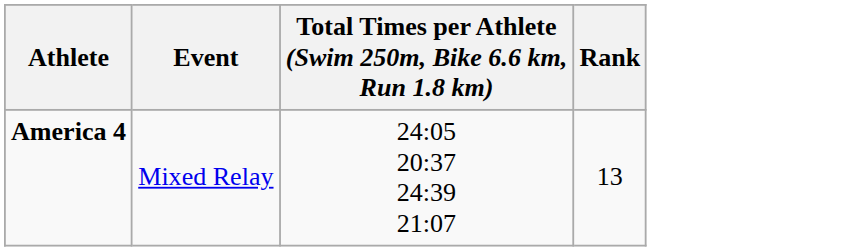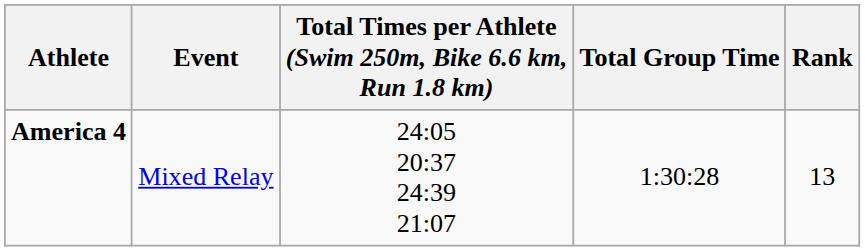+ column: (680, 57)
